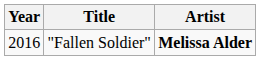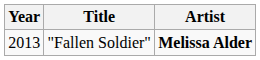(24, 42) 2016 -> (24, 42) 2013
